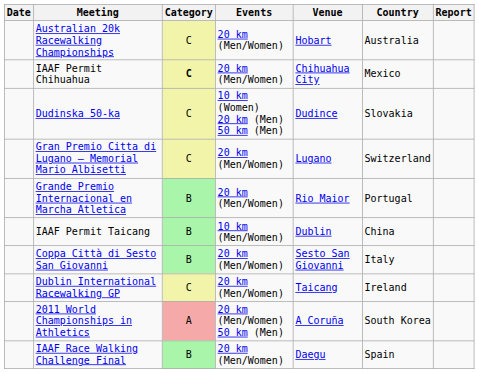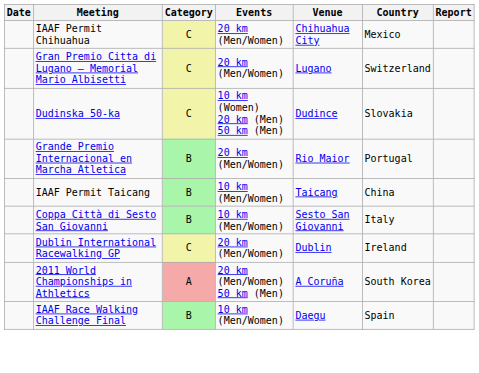- row: (78, 40)
(189, 74) bold -> (189, 35) normal
rows swapped: (96, 159) <-> (78, 113)
(313, 232) Dublin -> (316, 192) Taicang
(251, 260) 20 km (Men/Women) -> (251, 220) 10 km (Men/Women)
(316, 287) Taicang -> (313, 248) Dublin
(251, 355) 20 km (Men/Women) -> (251, 315) 10 km (Men/Women)
